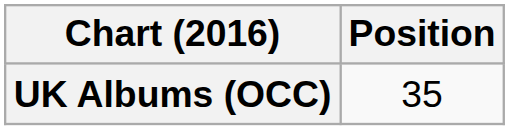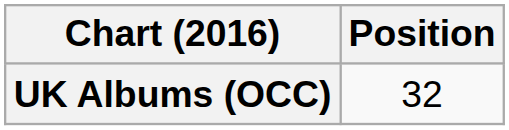(422, 93) 35 -> (422, 93) 32
